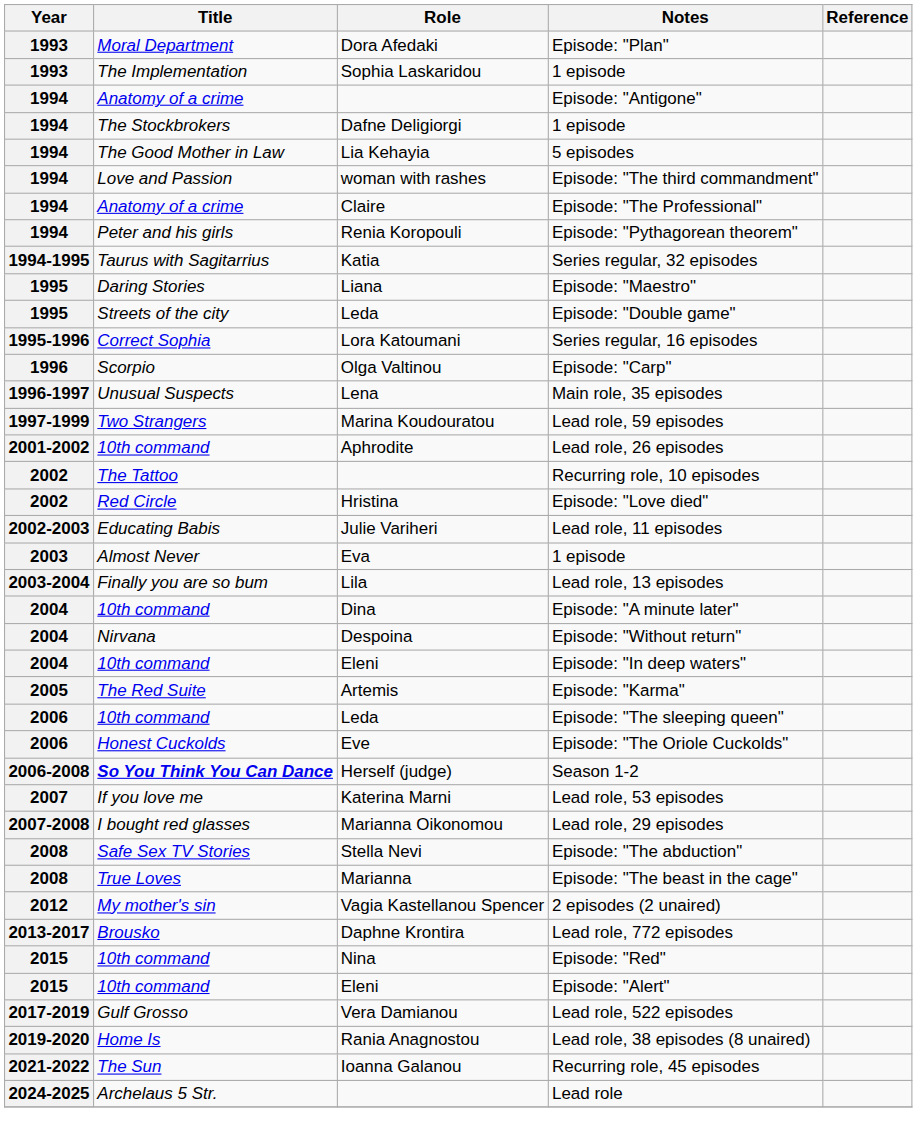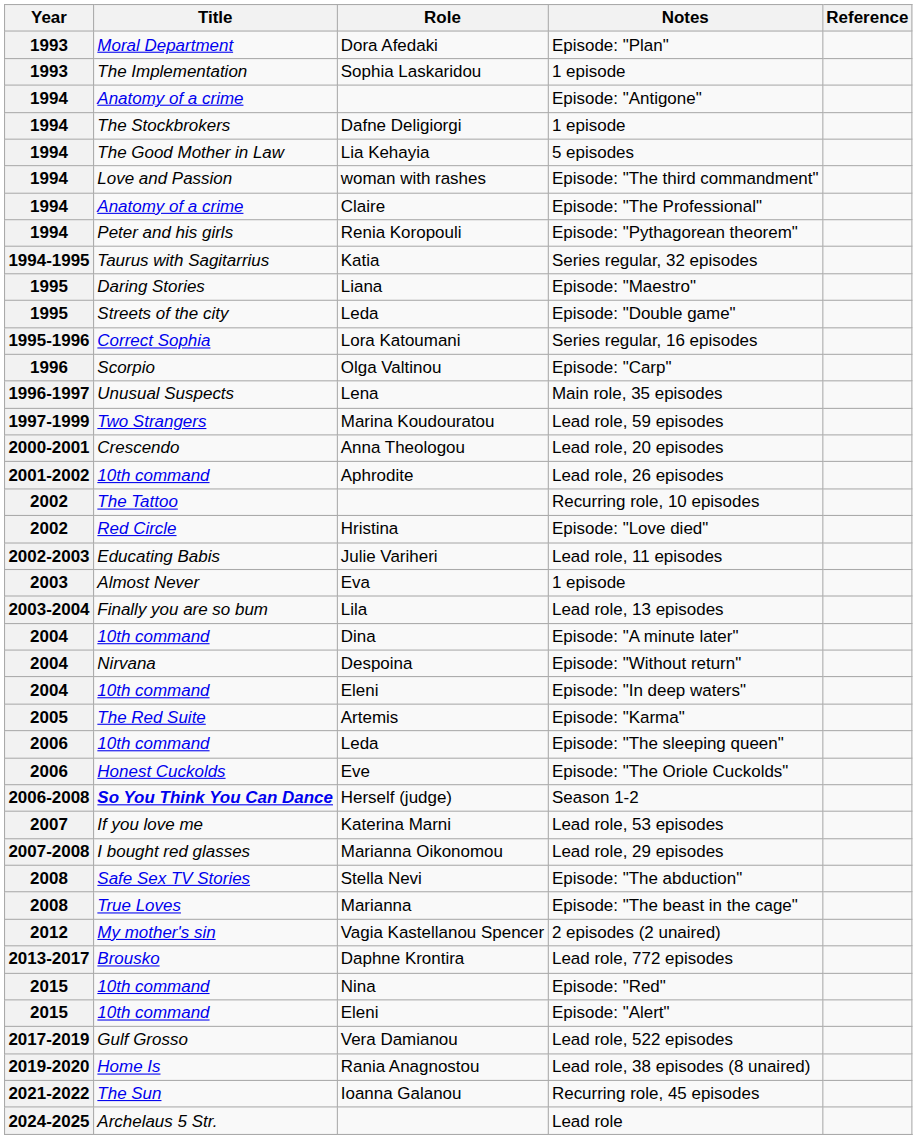+ row: (403, 448)
